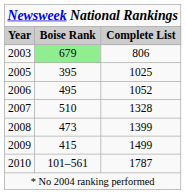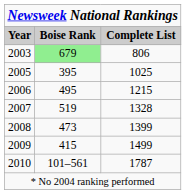(141, 90) 1052 -> (141, 90) 1215
(68, 108) 510 -> (68, 108) 519
